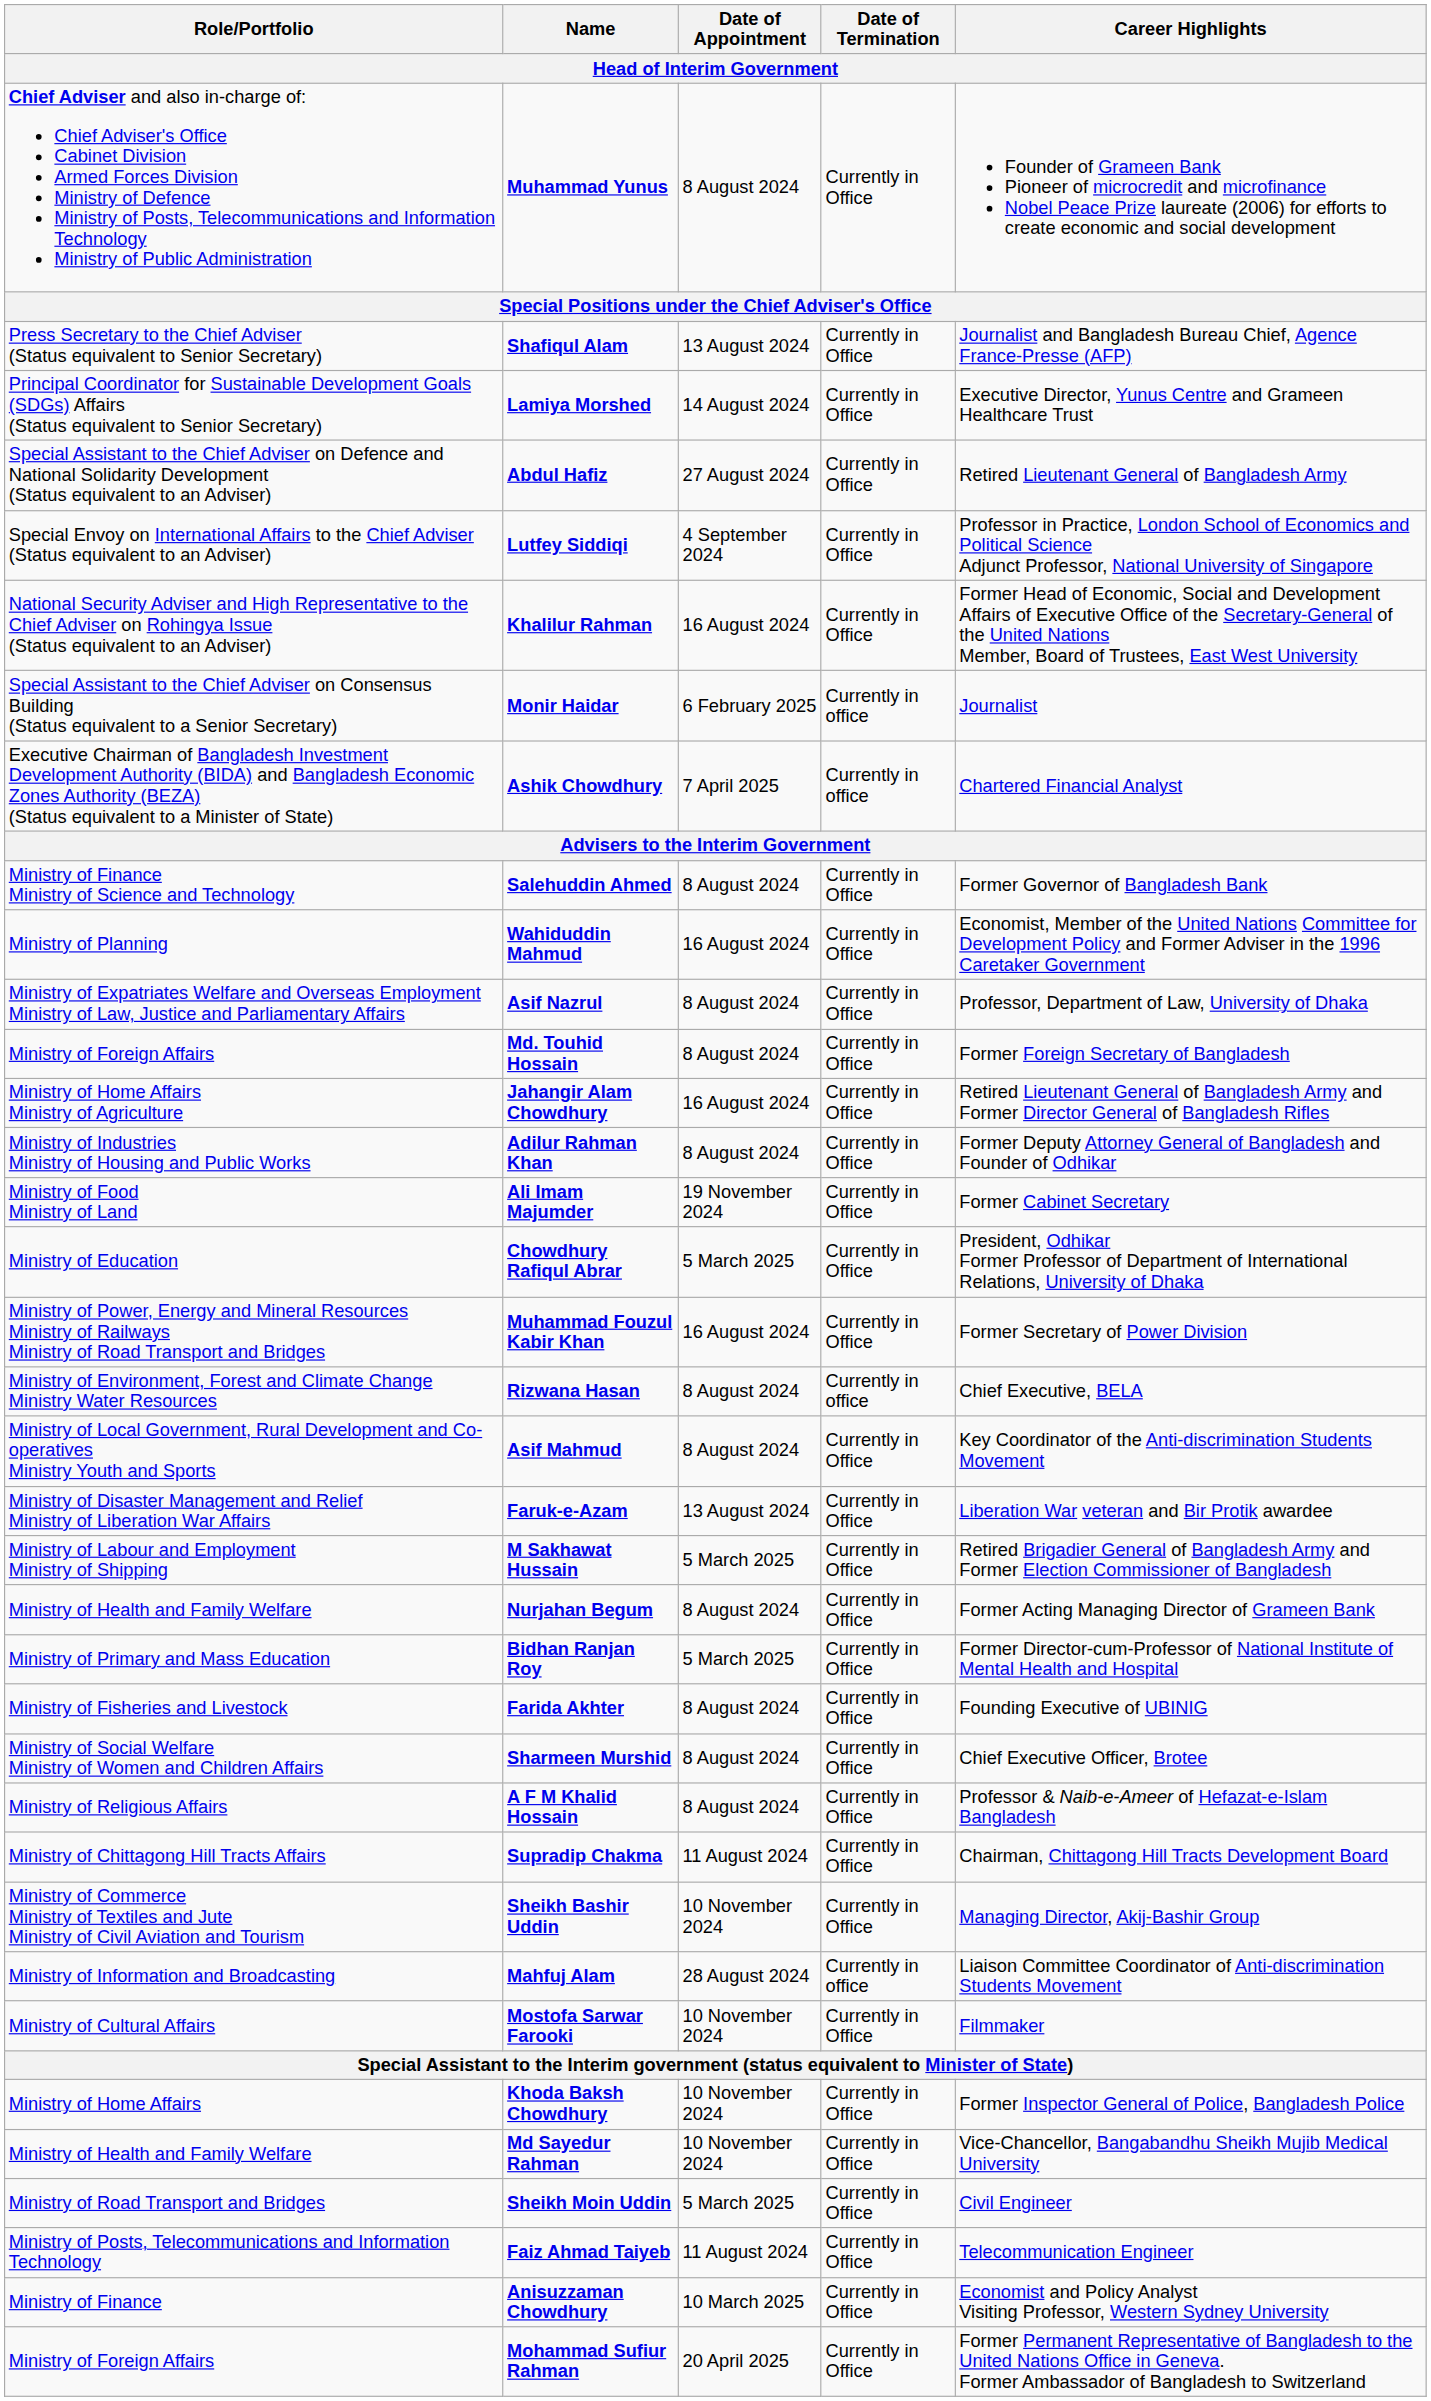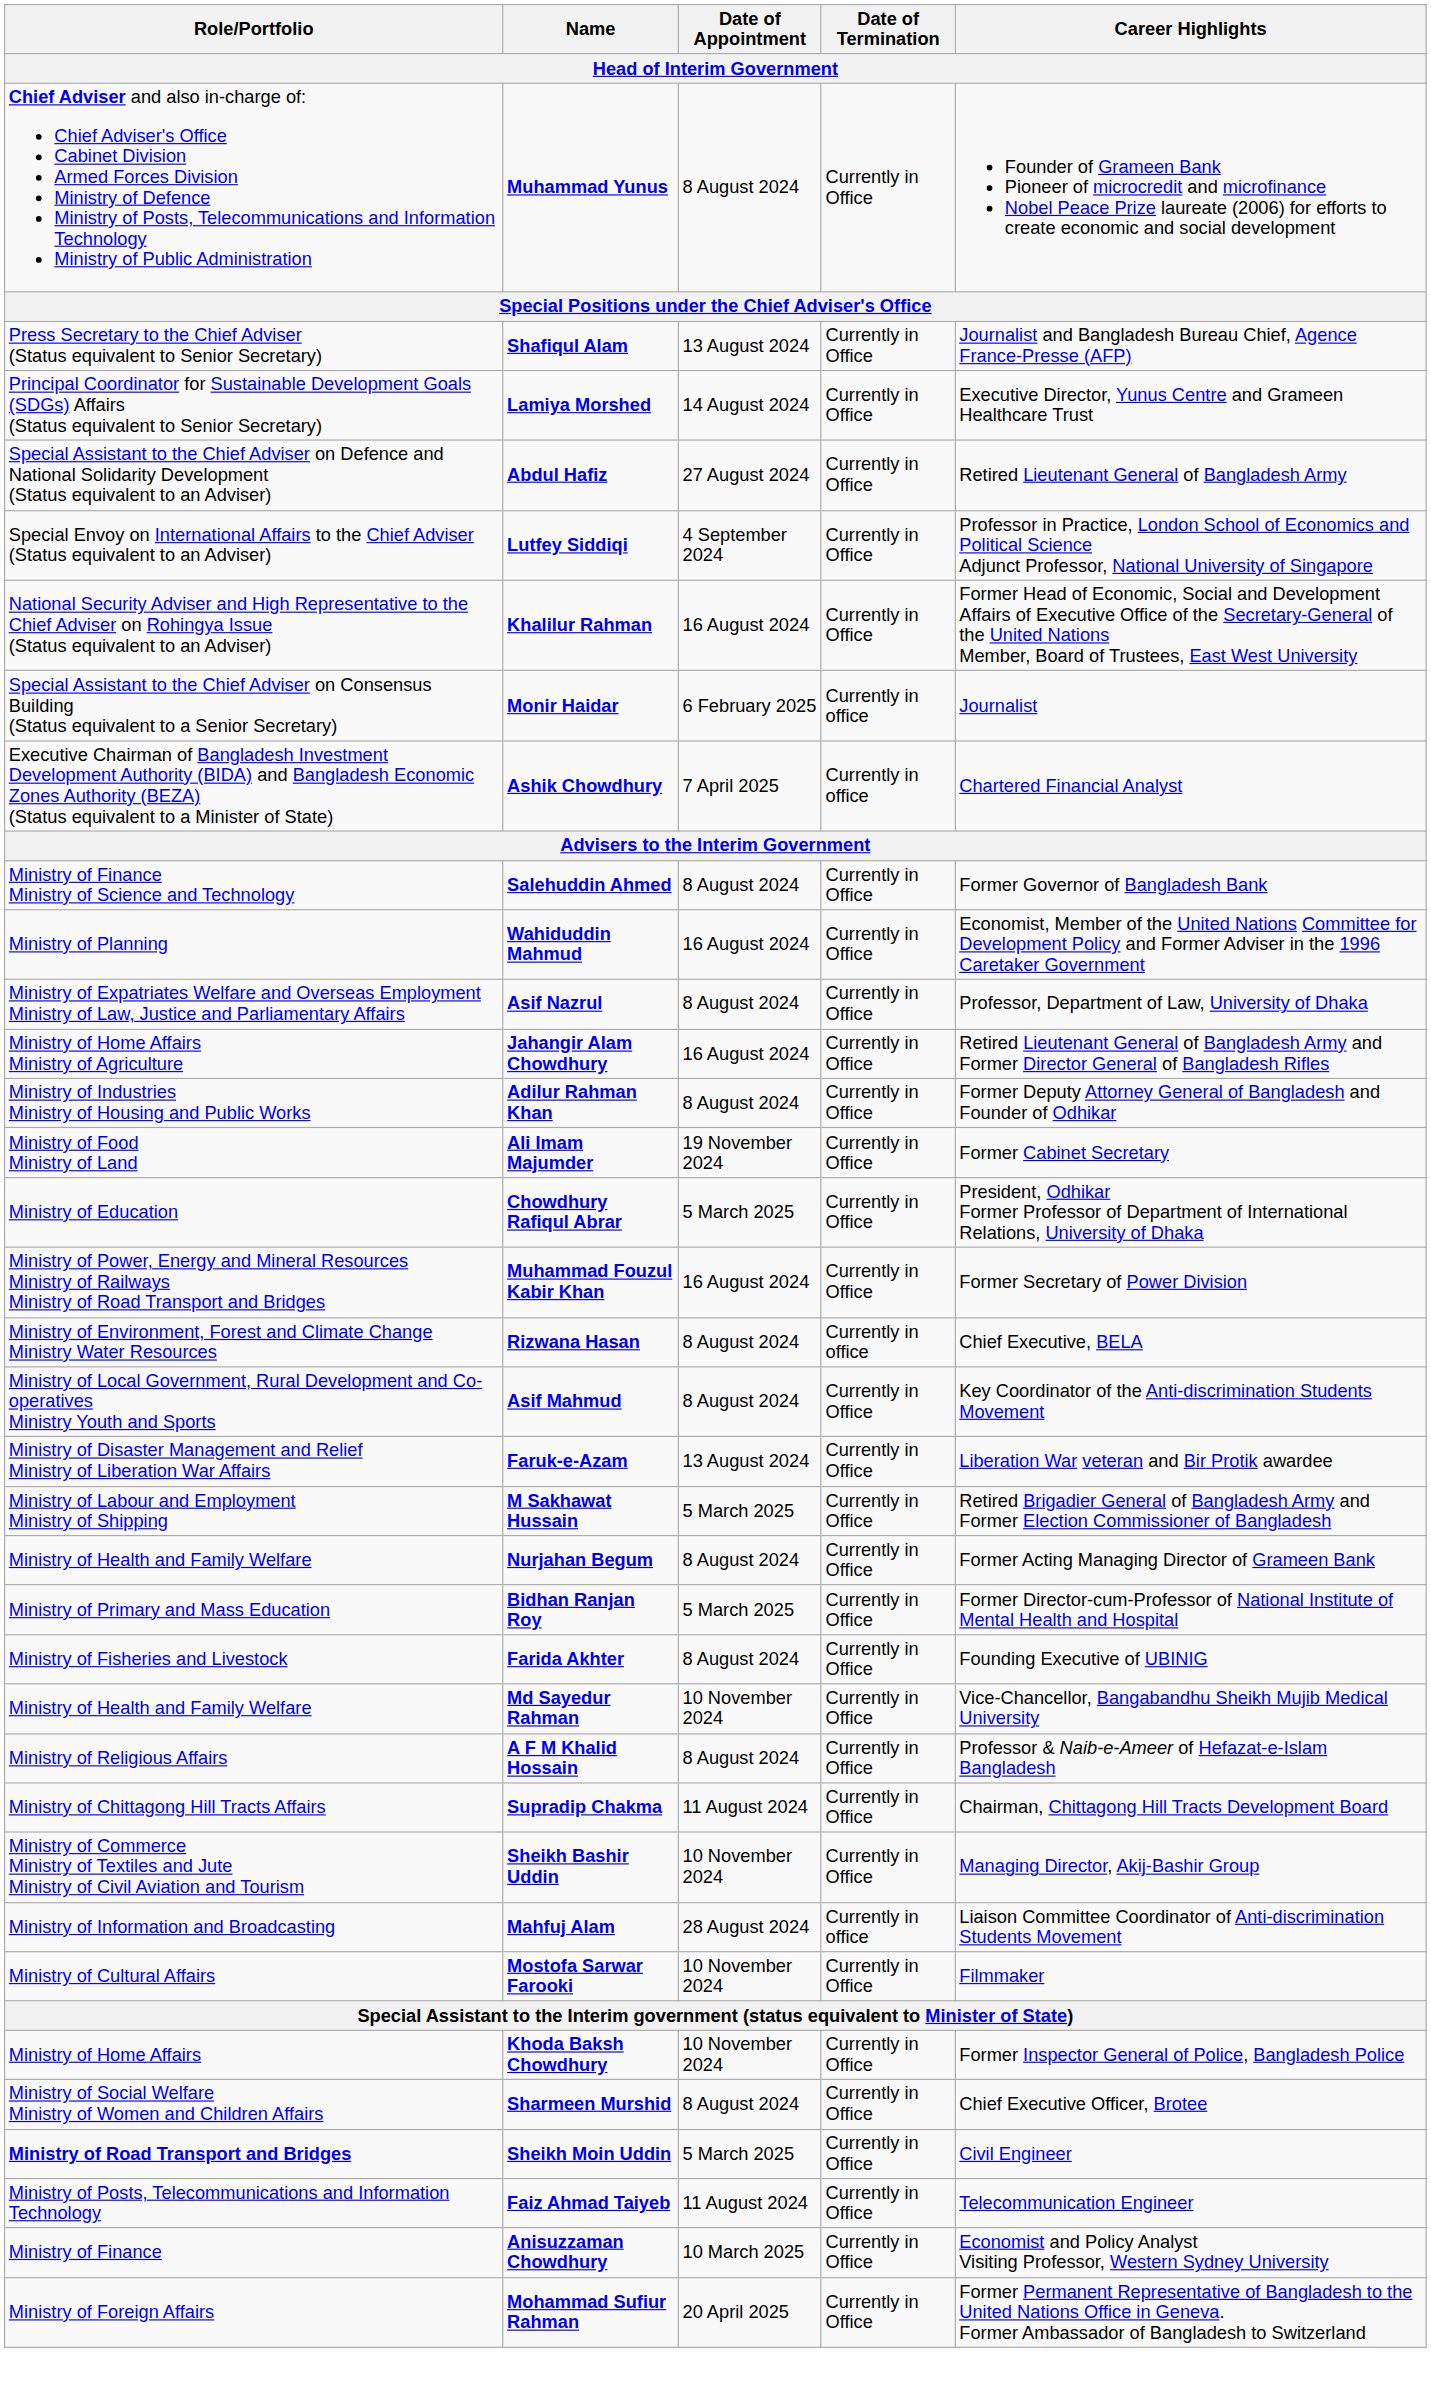- row: (555, 1053)
rows swapped: (589, 1758) <-> (559, 2153)
(167, 2203) normal -> (180, 2153) bold
